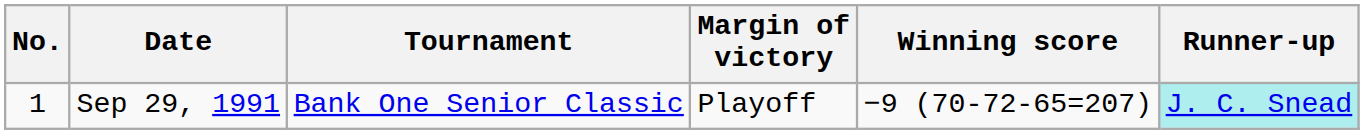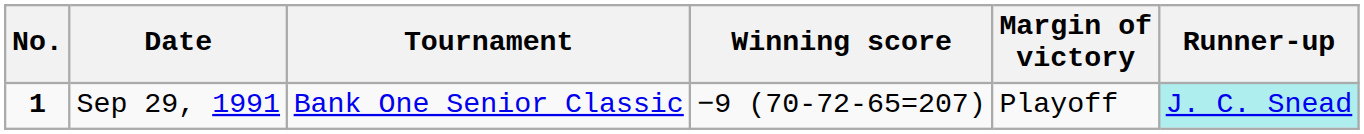columns swapped: (1008, 44) <-> (774, 44)
(37, 106) normal -> (37, 106) bold
